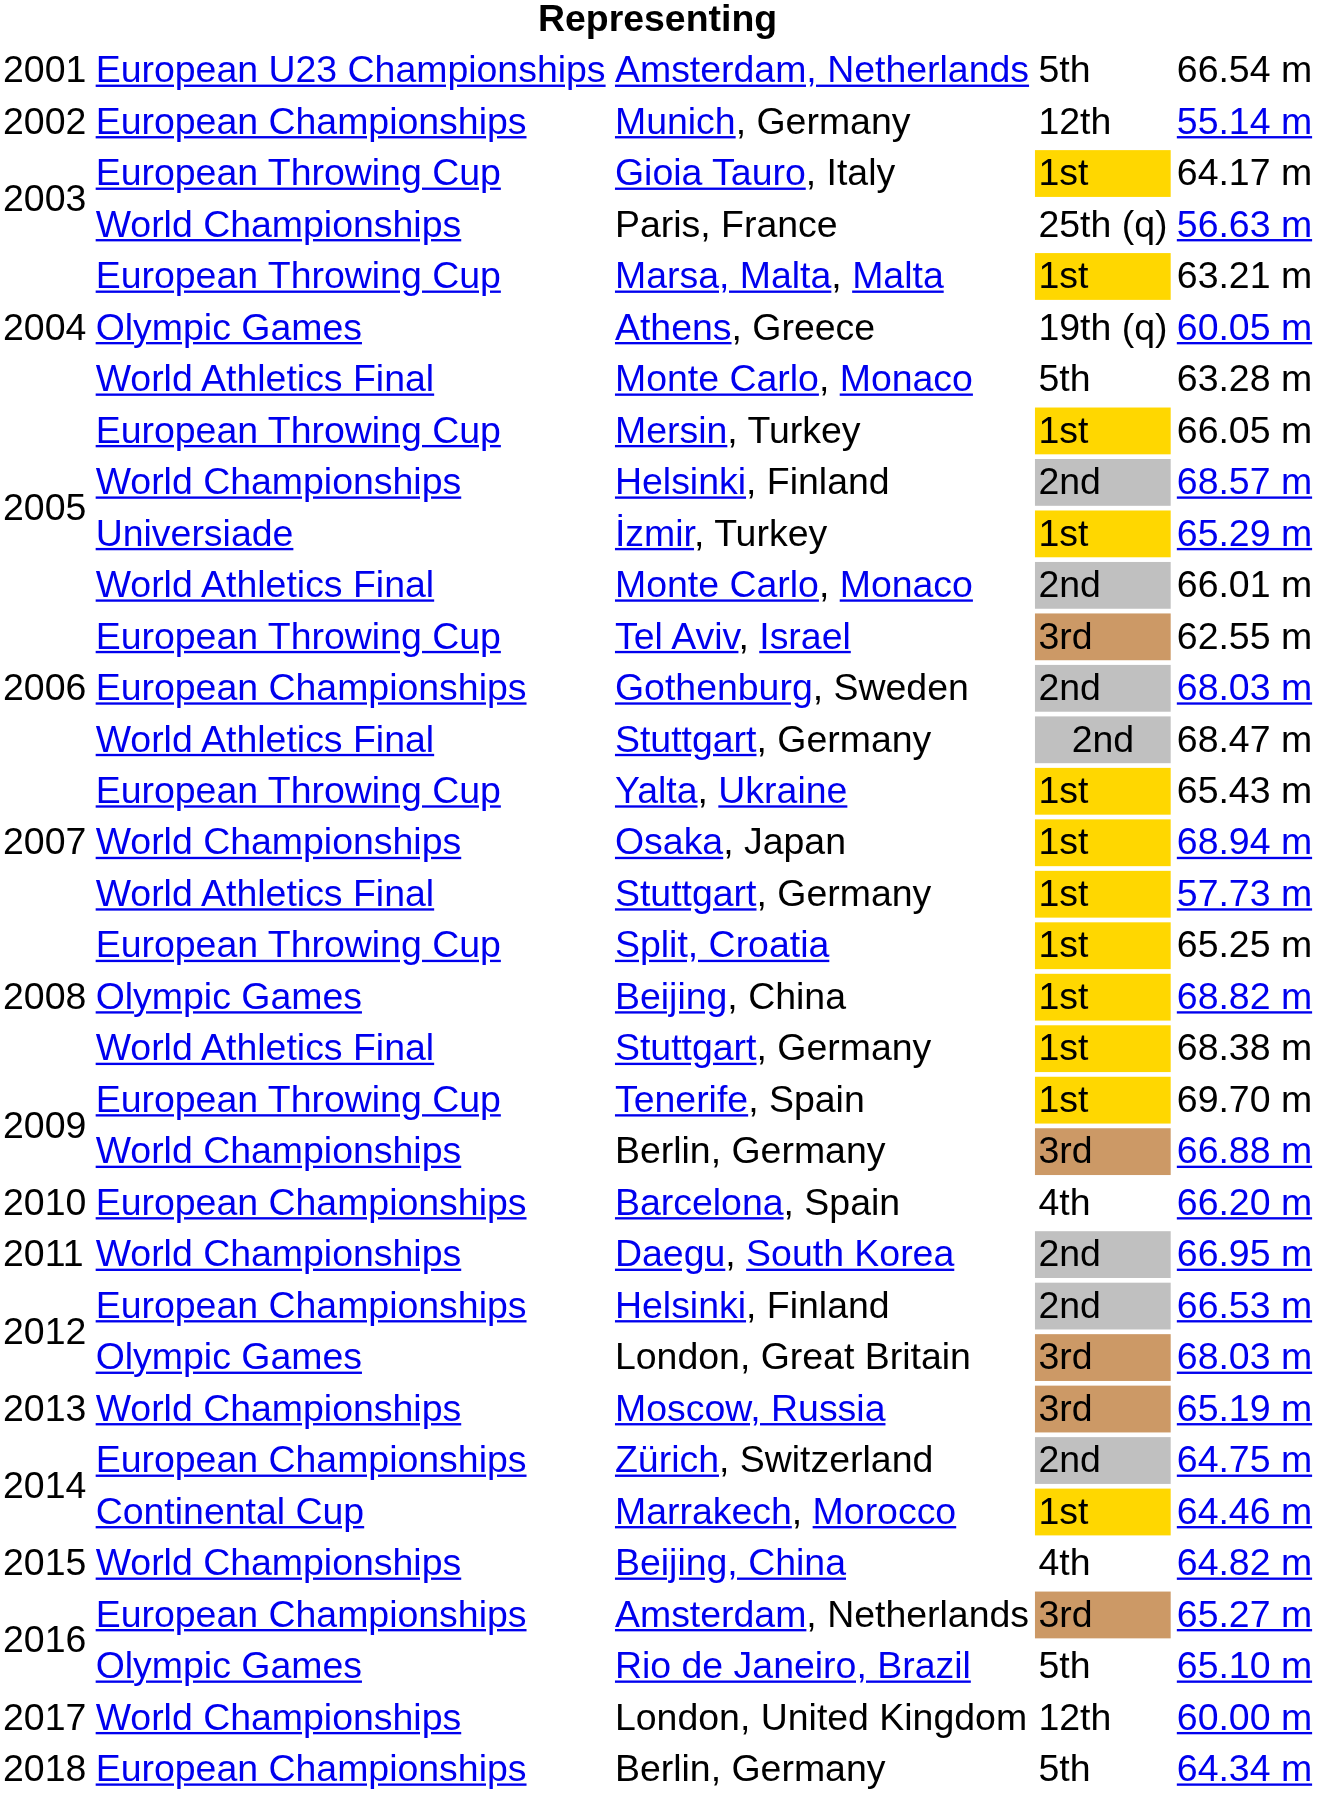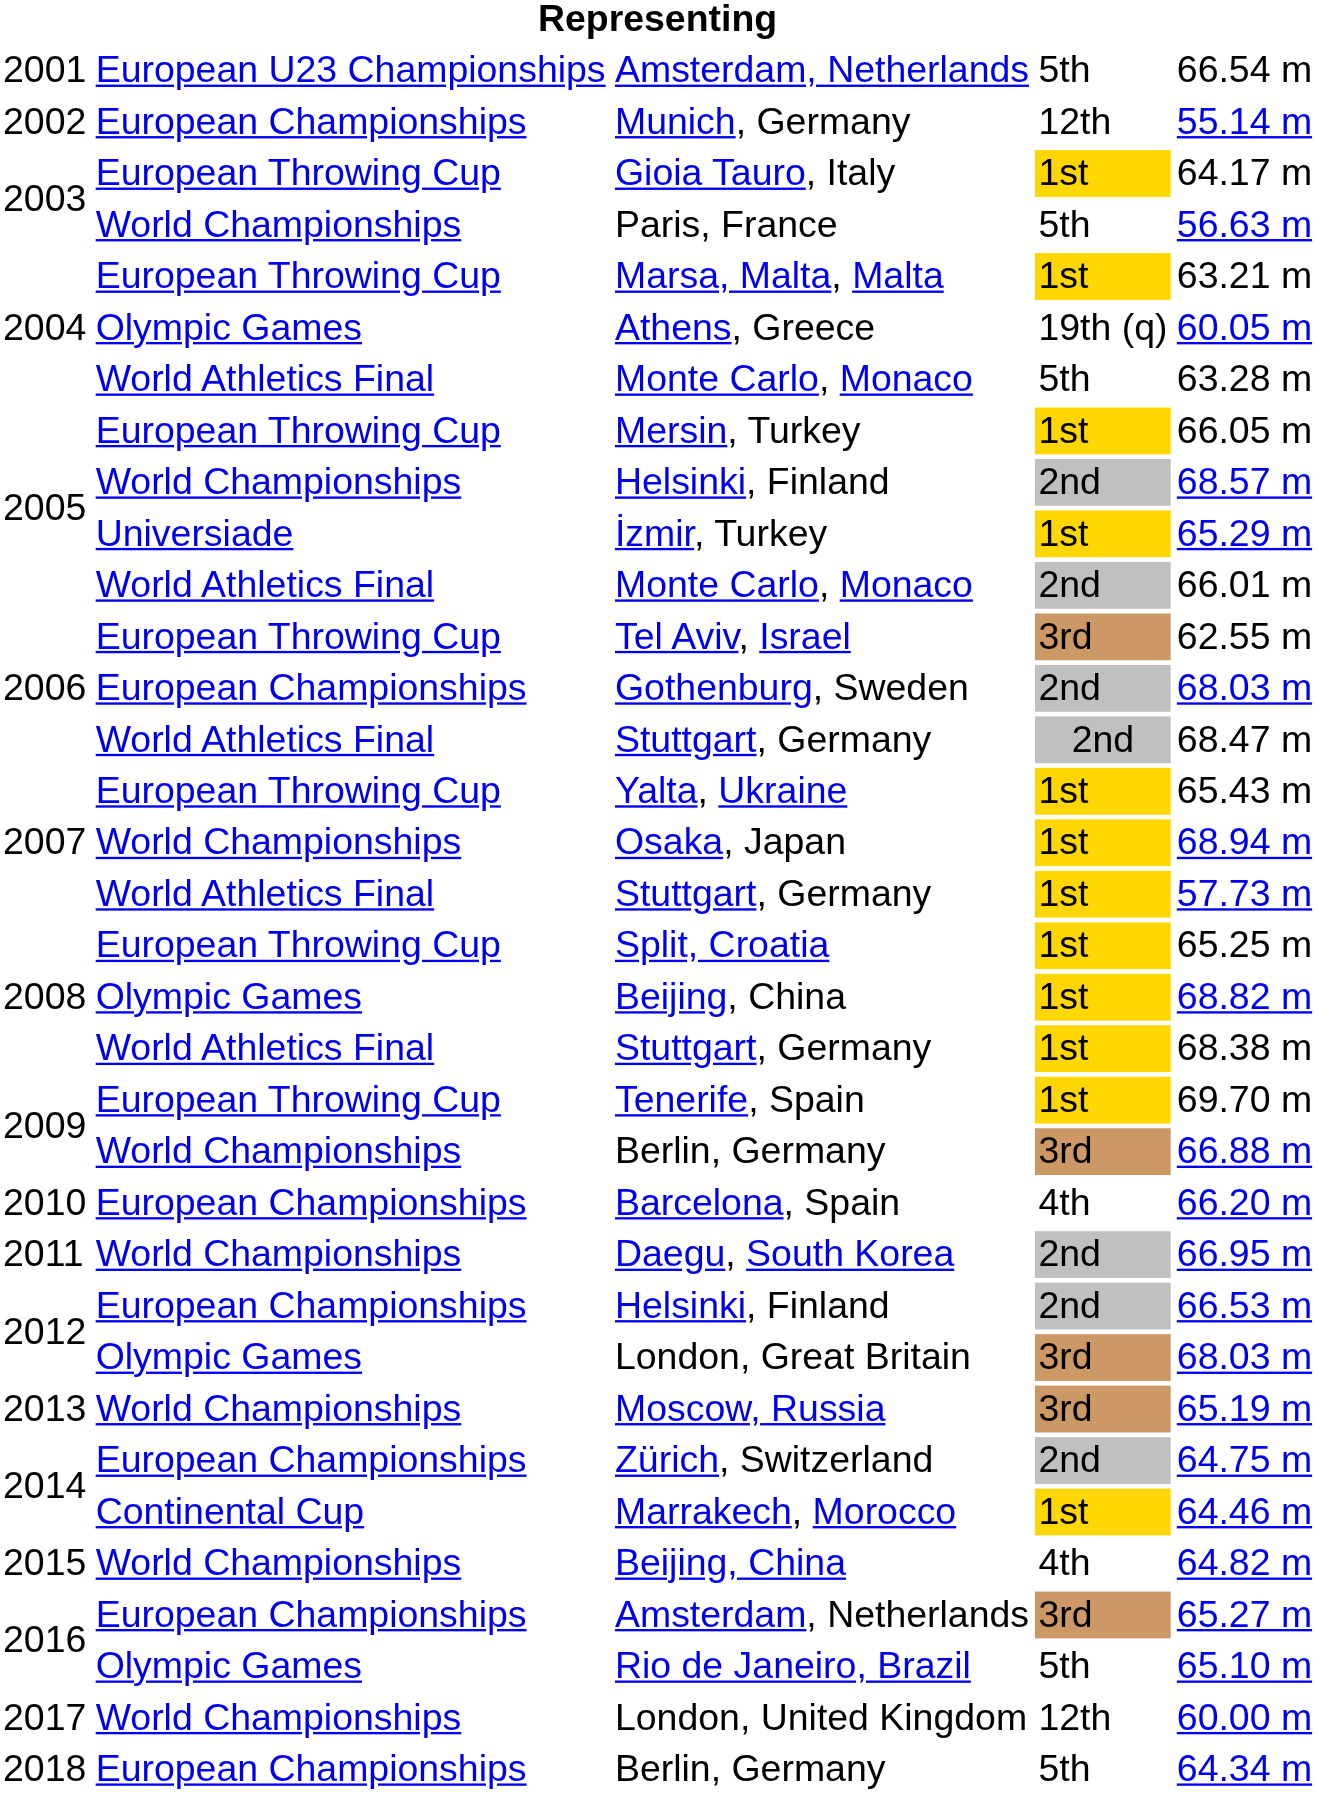(1103, 224) 25th (q) -> (1064, 224) 5th
